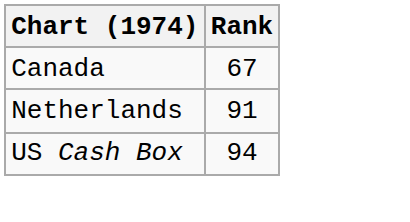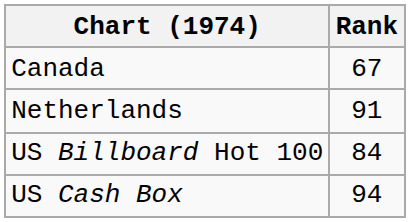+ row: (167, 153)
